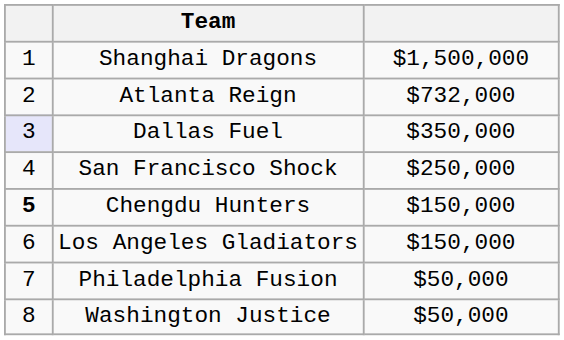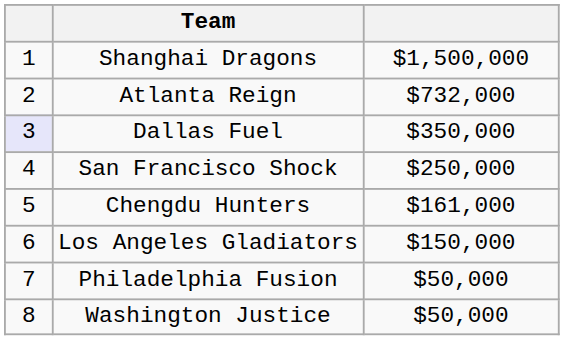(29, 207) bold -> (29, 207) normal
(461, 207) $150,000 -> (461, 207) $161,000
